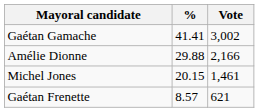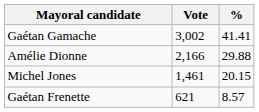columns swapped: (231, 14) <-> (190, 14)
